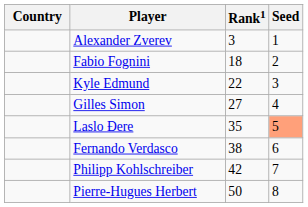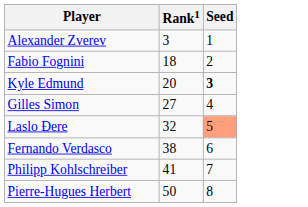- column: (37, 17)
(235, 83) 22 -> (169, 83) 20
(275, 83) normal -> (210, 83) bold
(235, 126) 35 -> (169, 126) 32
(235, 169) 42 -> (169, 169) 41
